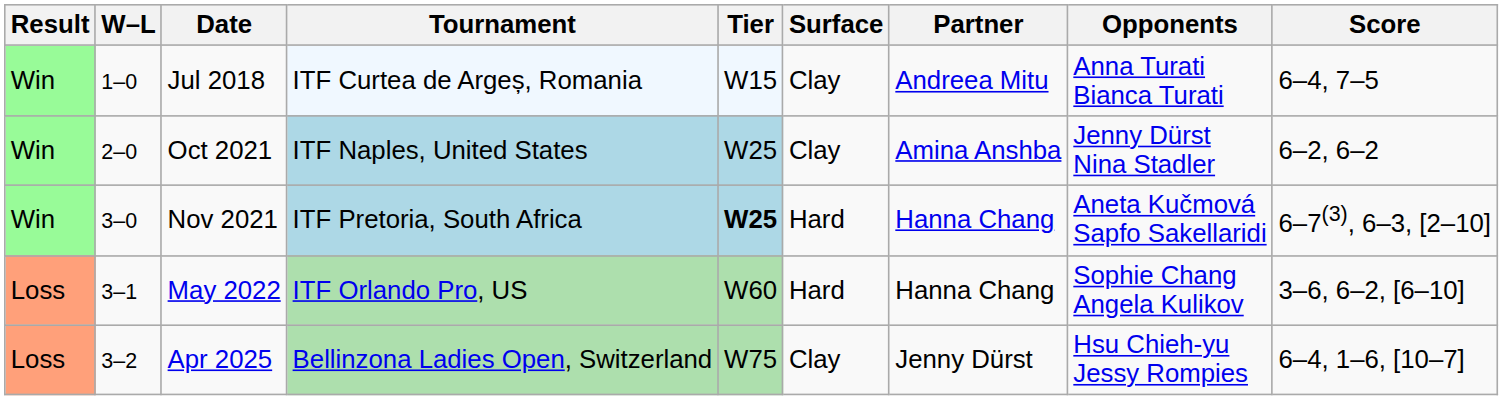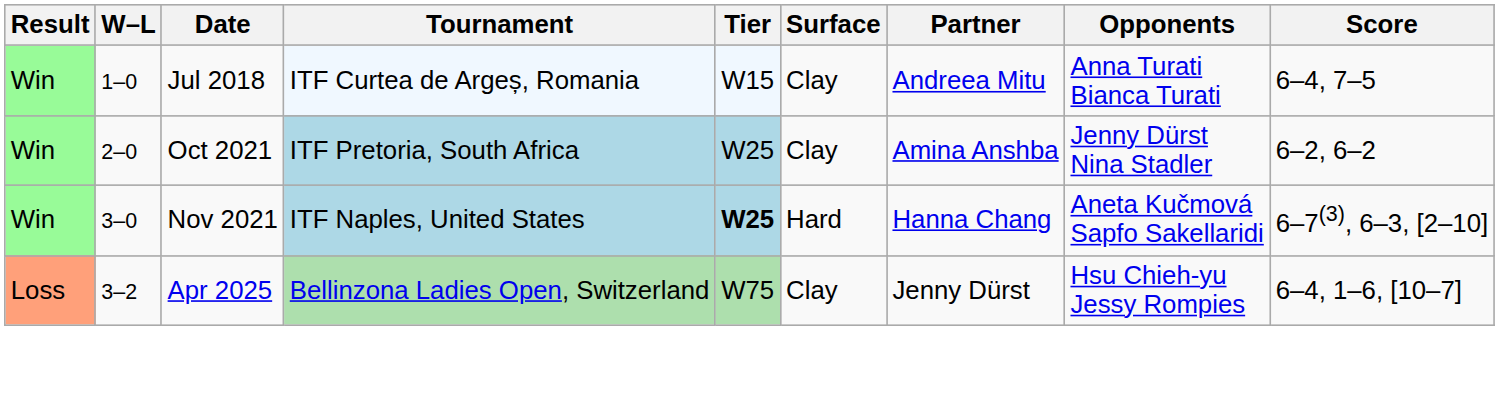(440, 150) ITF Naples, United States -> (434, 150) ITF Pretoria, South Africa
(437, 219) ITF Pretoria, South Africa -> (437, 219) ITF Naples, United States
- row: (224, 289)
